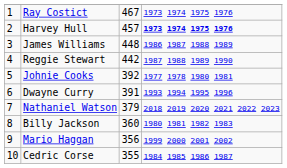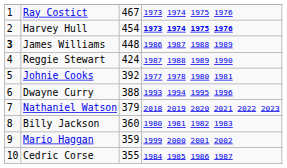(130, 28) 457 -> (130, 28) 454
(10, 44) normal -> (10, 44) bold
(130, 60) 442 -> (130, 60) 424
(130, 92) 391 -> (130, 92) 388
(130, 139) 356 -> (130, 139) 359
